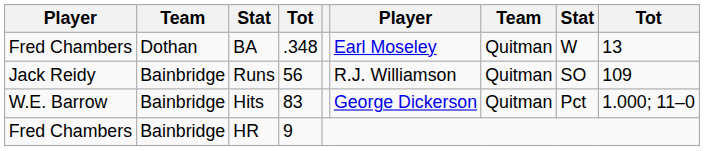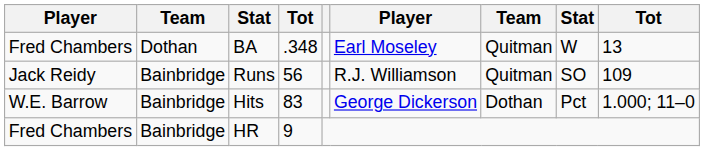(519, 103) Quitman -> (514, 103) Dothan
